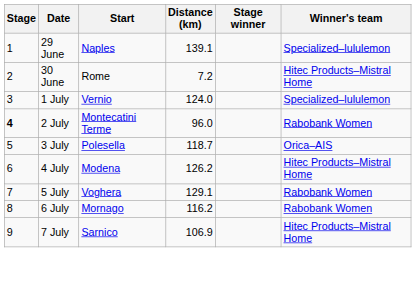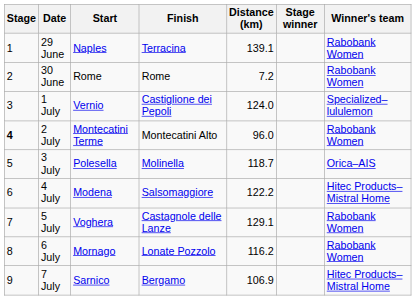+ column: (183, 19)
(337, 48) Specialized–lululemon -> (351, 48) Rabobank Women
(337, 77) Hitec Products–Mistral Home -> (351, 77) Rabobank Women
(199, 169) 126.2 -> (260, 193) 122.2
